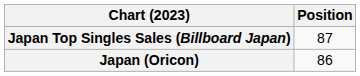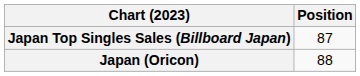(325, 60) 86 -> (325, 60) 88
